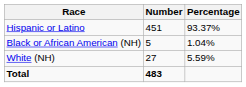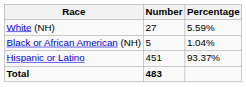rows swapped: (31, 58) <-> (46, 27)
